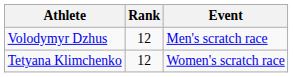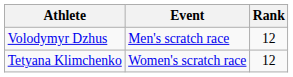columns swapped: (226, 16) <-> (144, 16)
